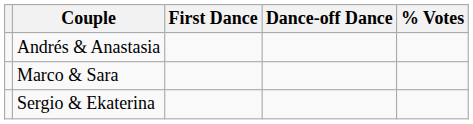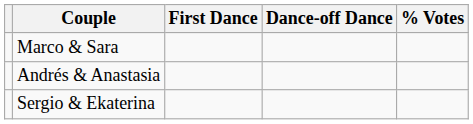rows swapped: (68, 75) <-> (89, 47)
